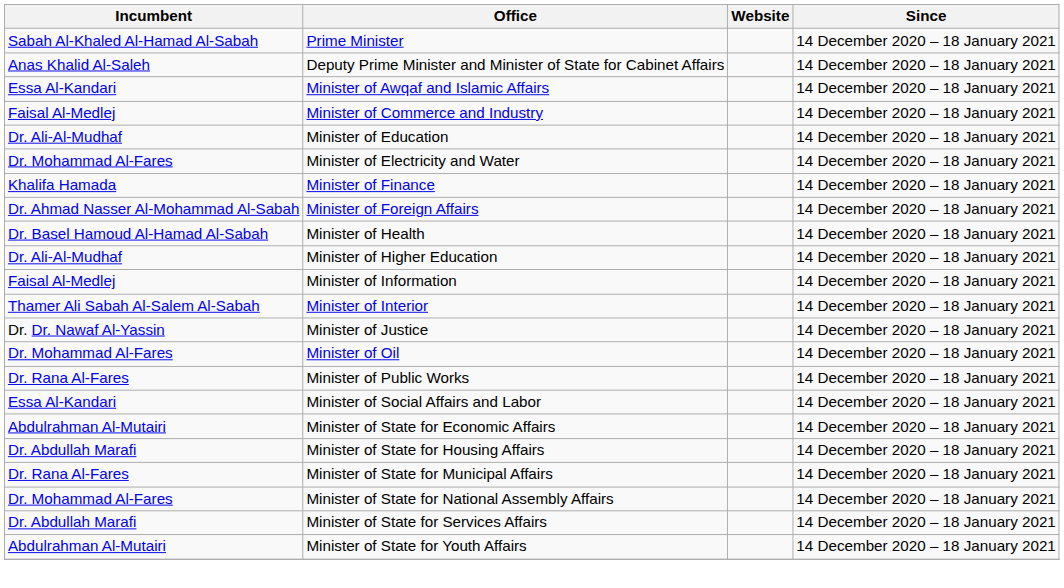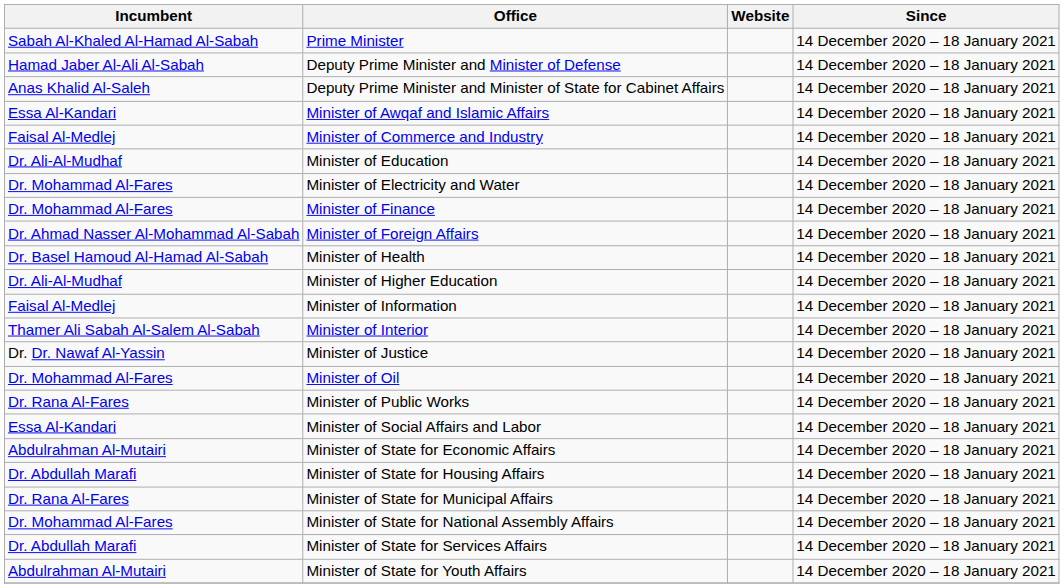+ row: (464, 64)
(62, 185) Khalifa Hamada -> (90, 209) Dr. Mohammad Al-Fares
